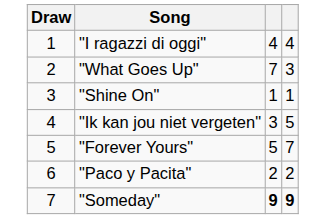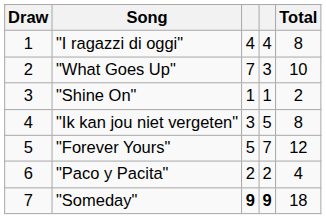+ column: (298, 17)
